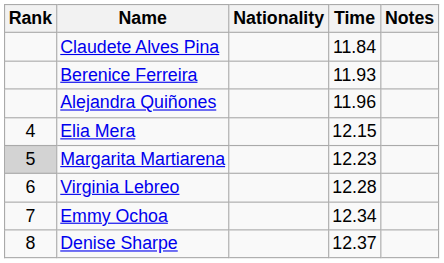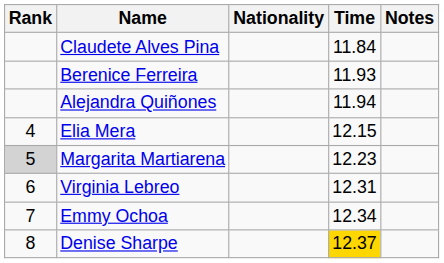(354, 103) 11.96 -> (354, 103) 11.94
(354, 187) 12.28 -> (354, 187) 12.31
(354, 243) no background -> (354, 243) gold background
